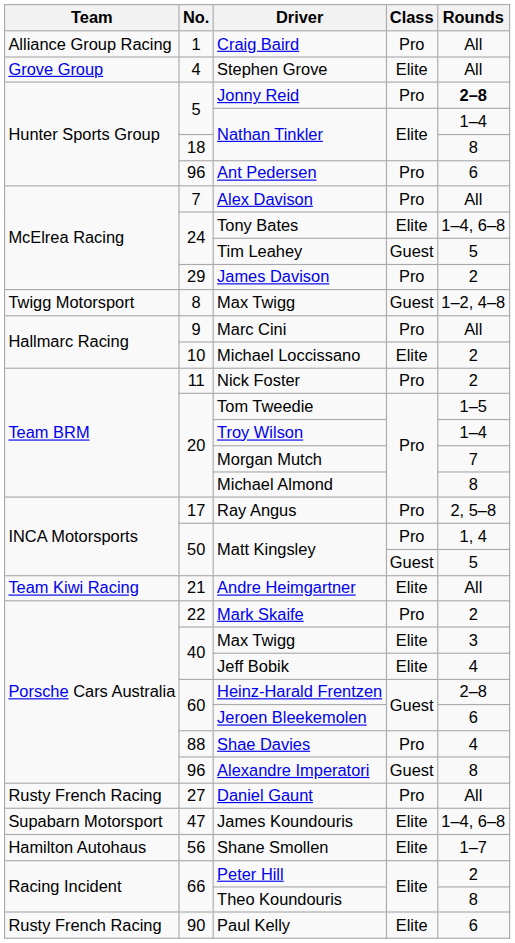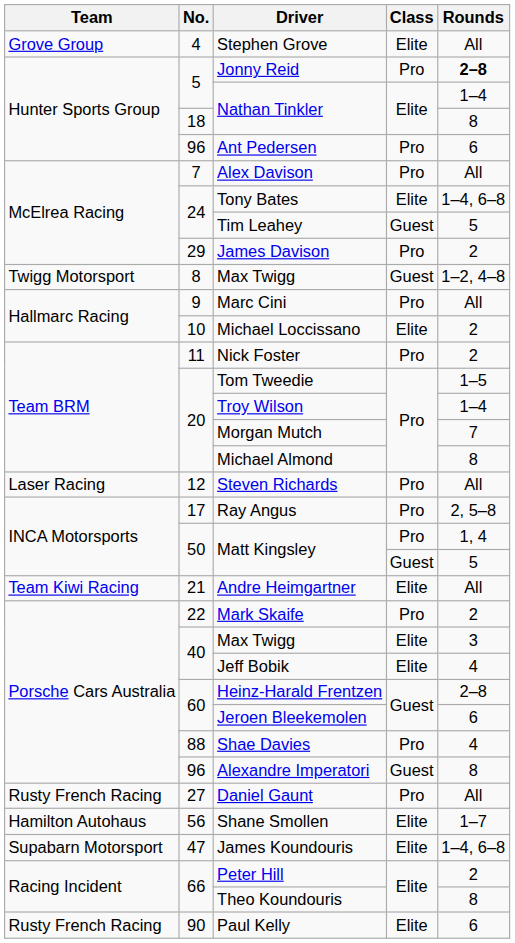- row: (196, 44)
+ row: (196, 485)
rows swapped: (196, 822) <-> (196, 848)
